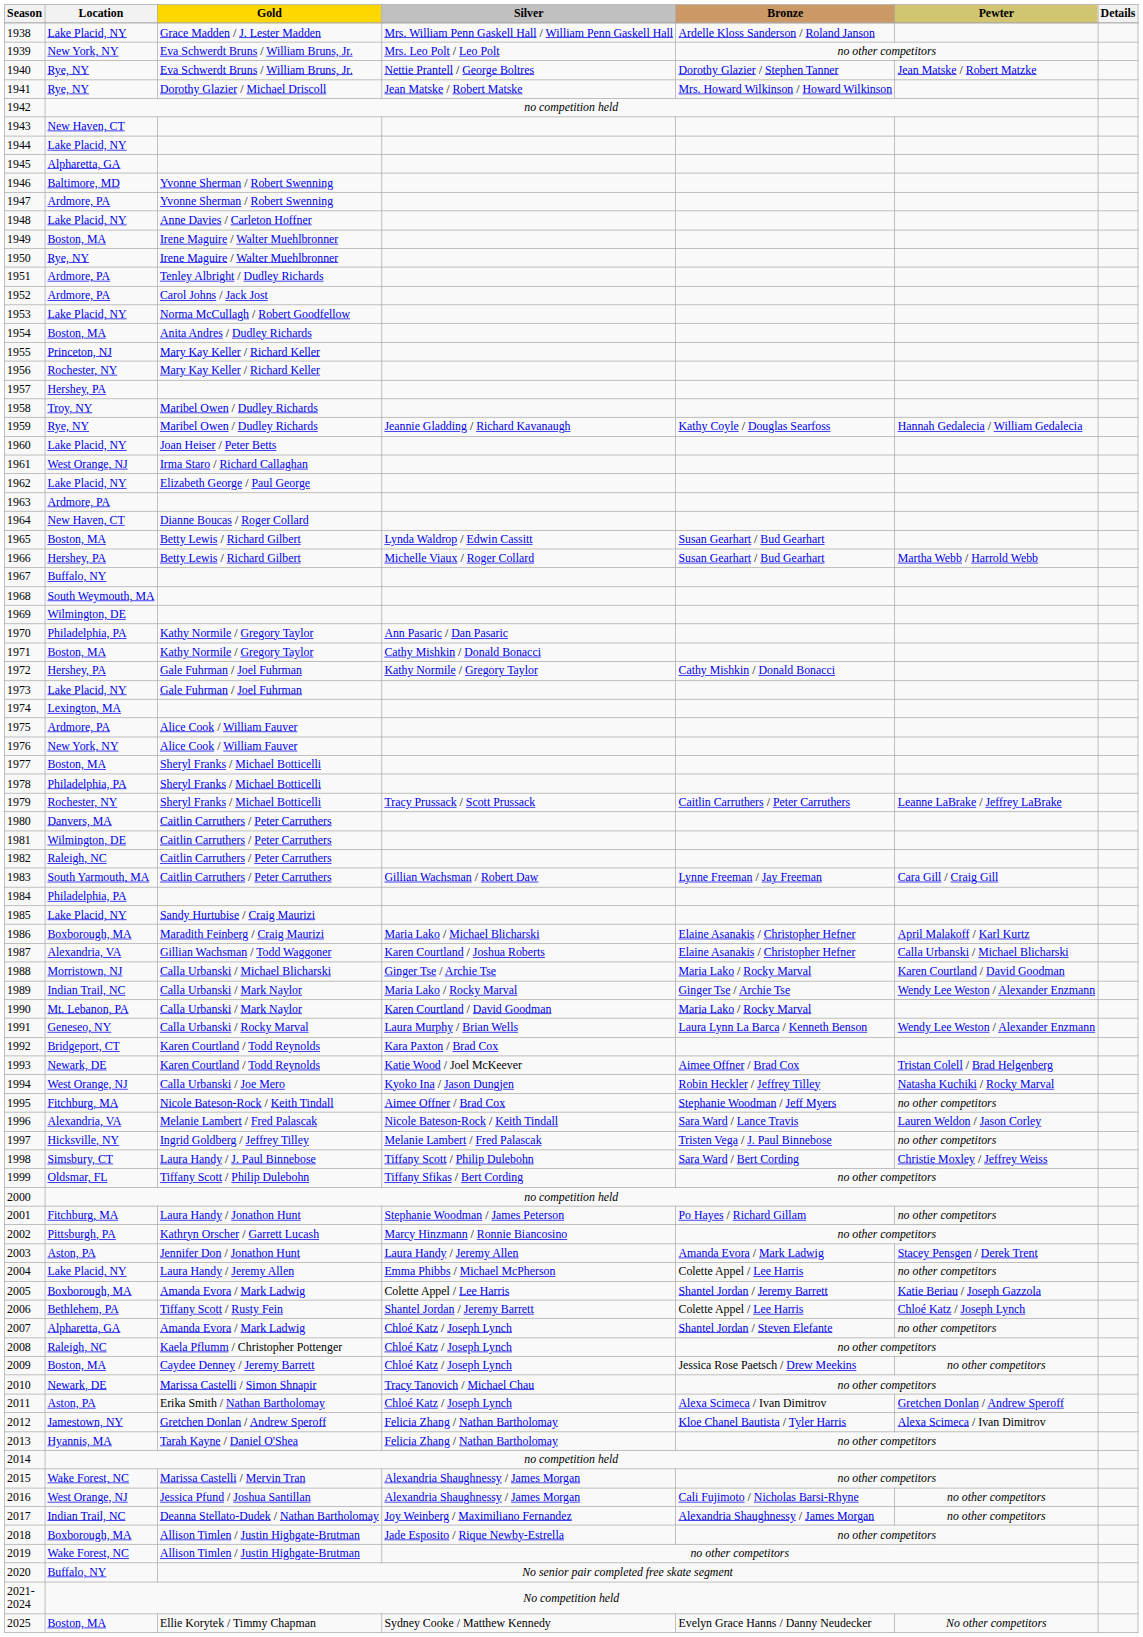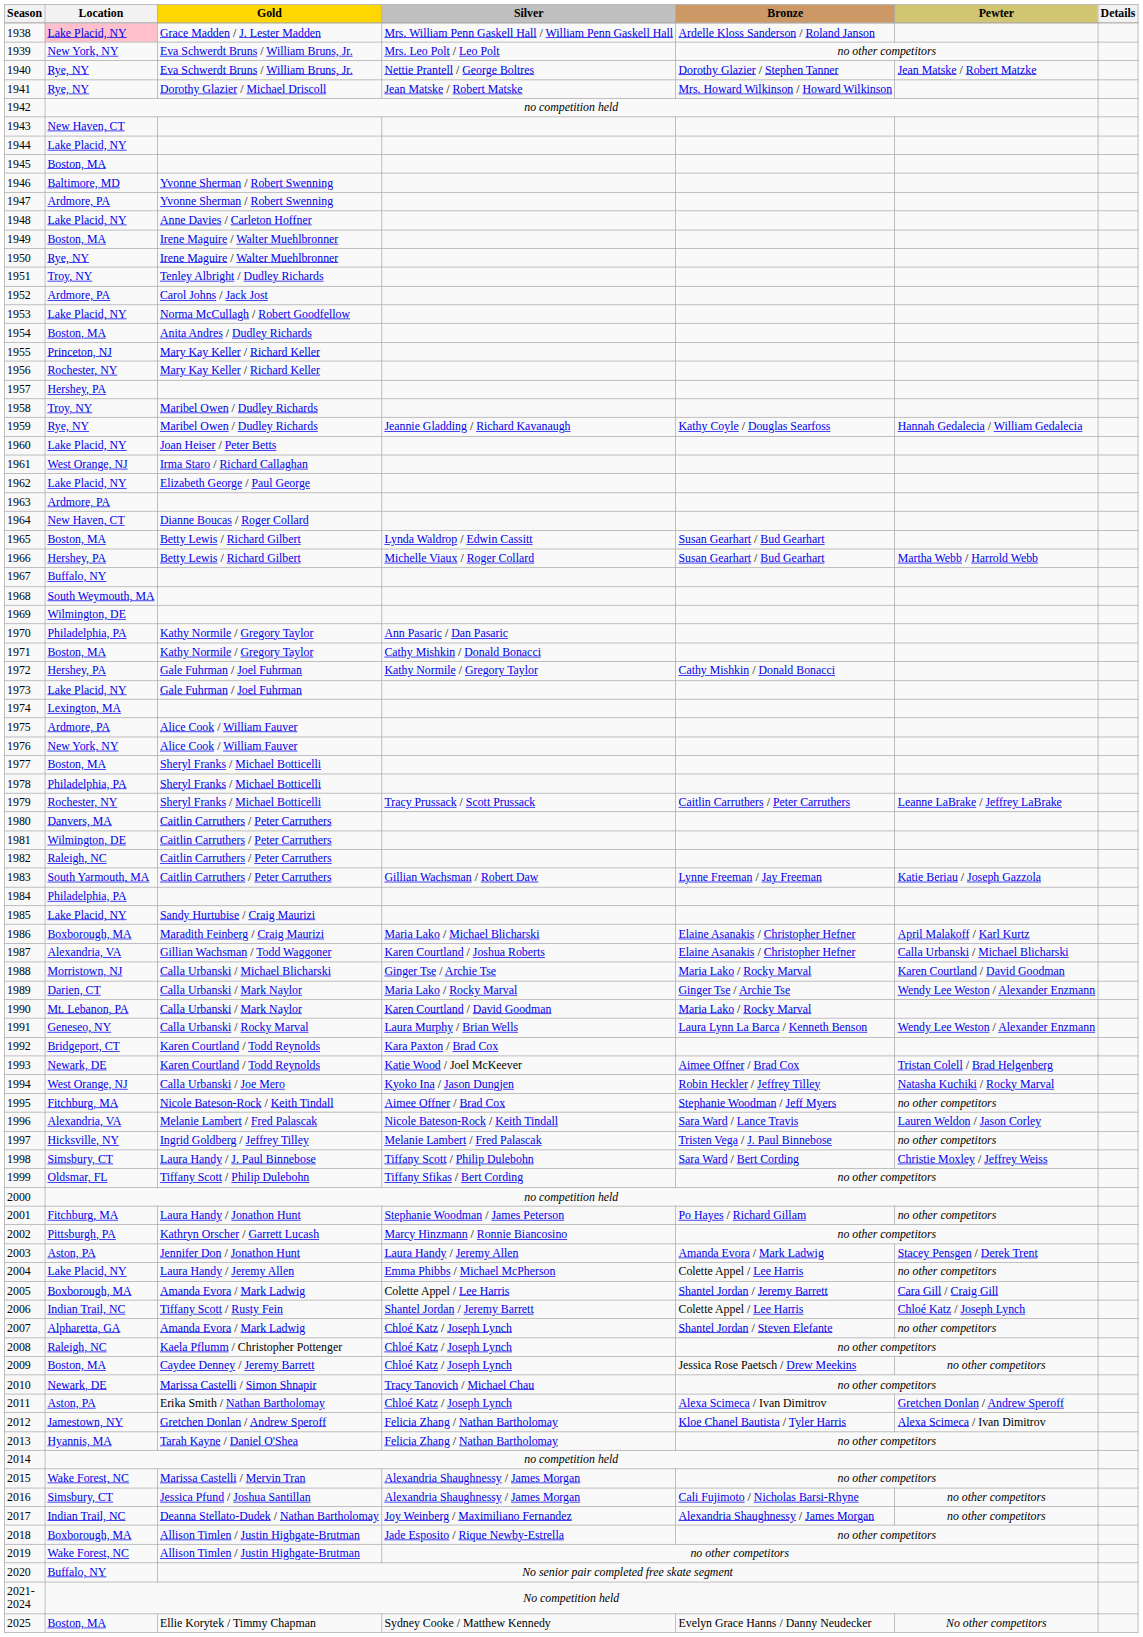(87, 32) no background -> (87, 32) pink background
(84, 164) Alpharetta, GA -> (77, 164) Boston, MA
(79, 276) Ardmore, PA -> (70, 276) Troy, NY
(948, 877) Cara Gill / Craig Gill -> (969, 877) Katie Beriau / Joseph Gazzola
(86, 990) Indian Trail, NC -> (74, 990) Darien, CT
(969, 1290) Katie Beriau / Joseph Gazzola -> (948, 1290) Cara Gill / Craig Gill
(83, 1309) Bethlehem, PA -> (86, 1309) Indian Trail, NC
(88, 1497) West Orange, NJ -> (80, 1497) Simsbury, CT
